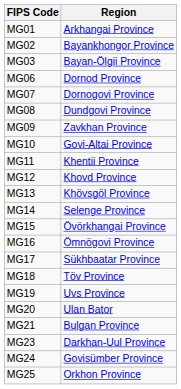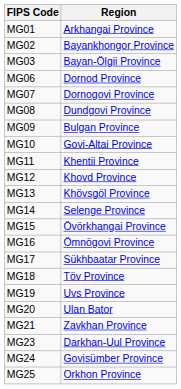(105, 128) Zavkhan Province -> (101, 128) Bulgan Province
(101, 326) Bulgan Province -> (105, 326) Zavkhan Province
